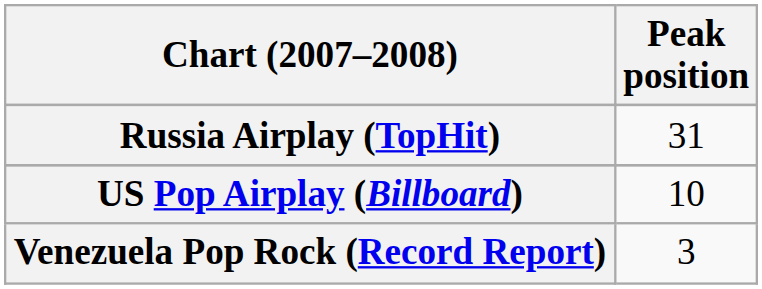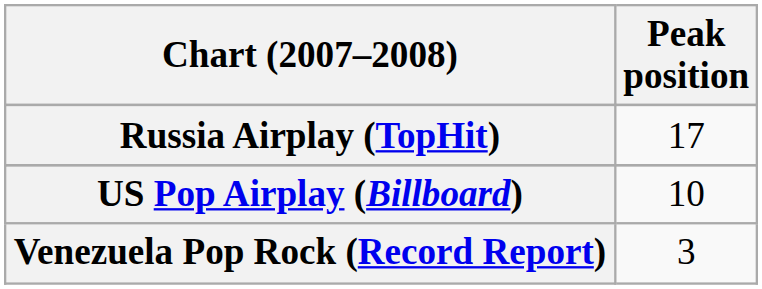(686, 134) 31 -> (686, 134) 17
